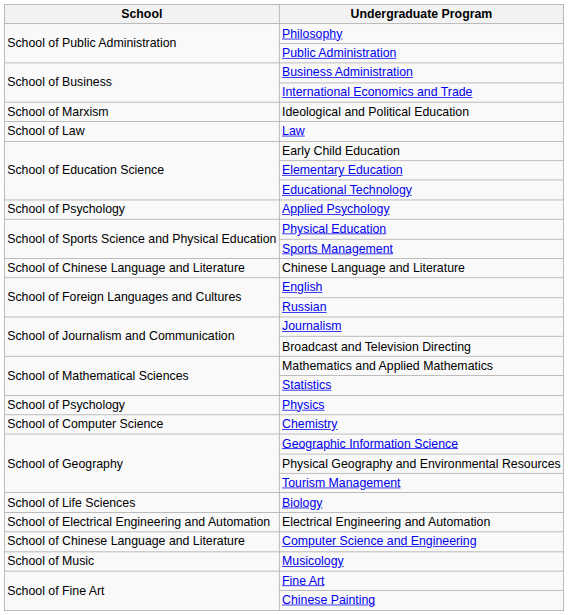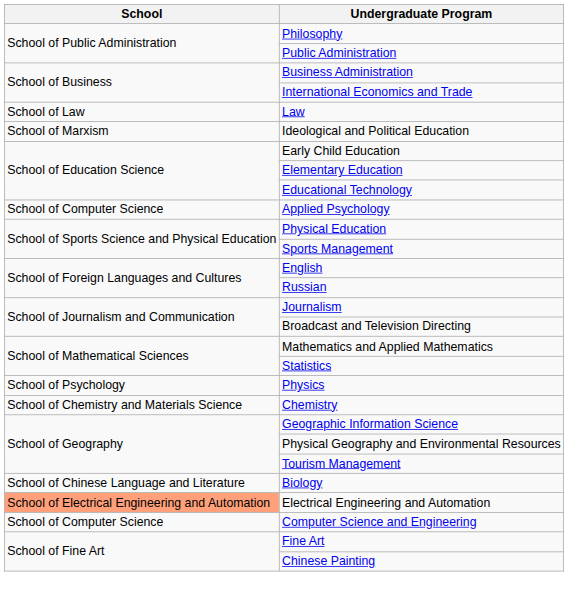rows swapped: (293, 131) <-> (376, 111)
(66, 209) School of Psychology -> (85, 209) School of Computer Science
- row: (373, 268)
(85, 424) School of Computer Science -> (125, 405) School of Chemistry and Materials Science
(71, 502) School of Life Sciences -> (126, 483) School of Chinese Language and Literature
(139, 522) no background -> (139, 502) lightsalmon background
(126, 541) School of Chinese Language and Literature -> (85, 522) School of Computer Science
- row: (313, 561)
